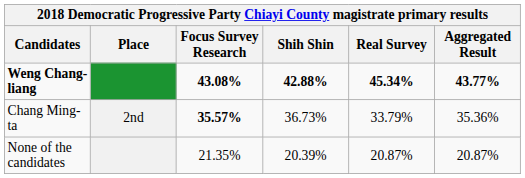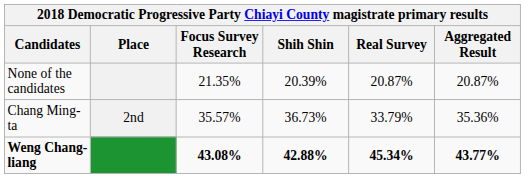rows swapped: (47, 81) <-> (40, 155)
(220, 118) bold -> (220, 118) normal
